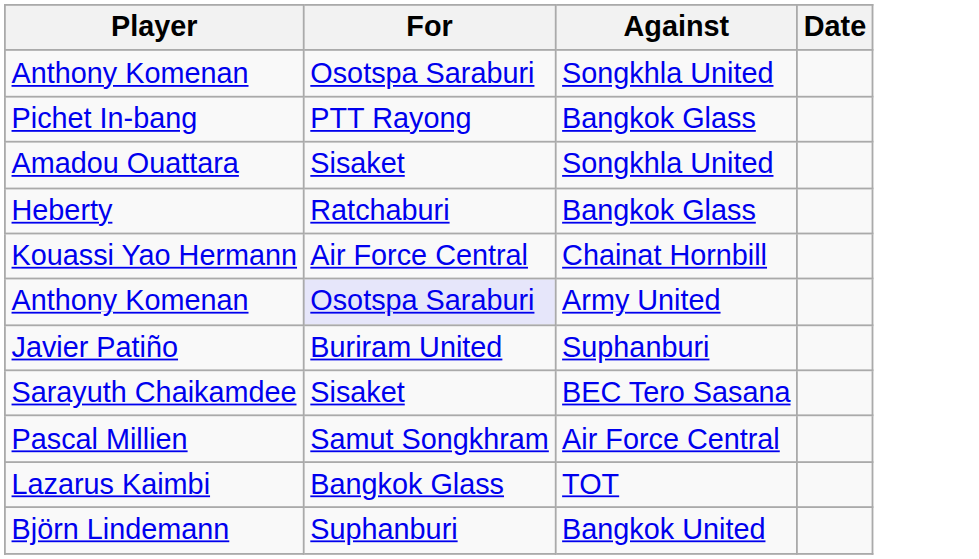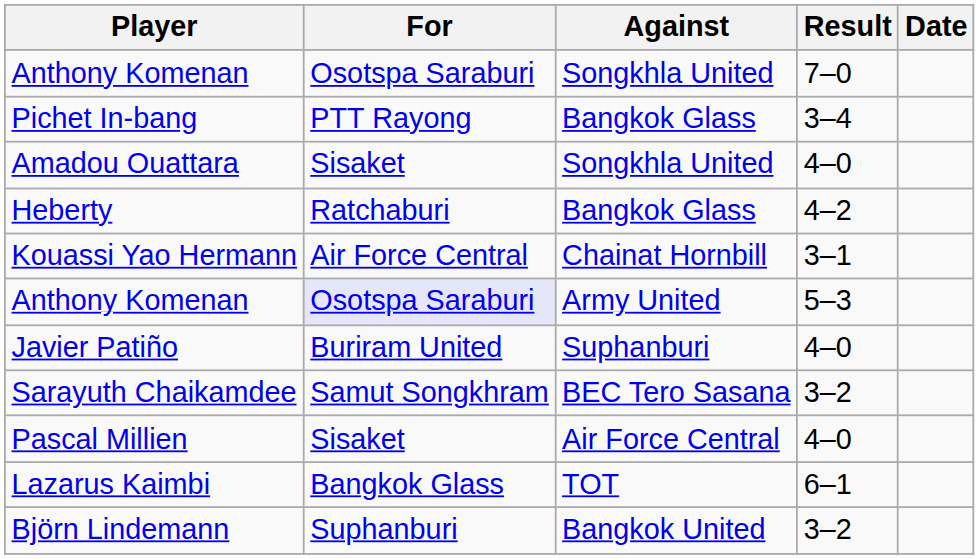+ column: (848, 27)
(358, 392) Sisaket -> (430, 392) Samut Songkhram
(430, 438) Samut Songkhram -> (358, 438) Sisaket
